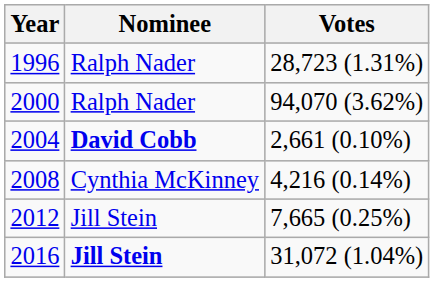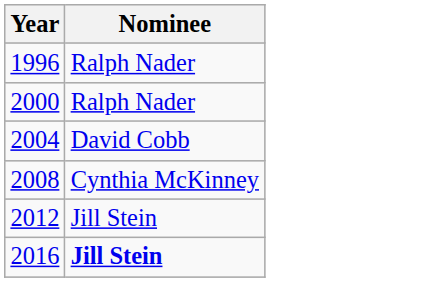- column: (347, 23)
(134, 140) bold -> (130, 140) normal
